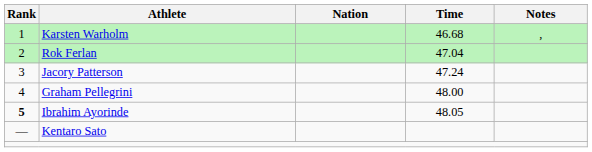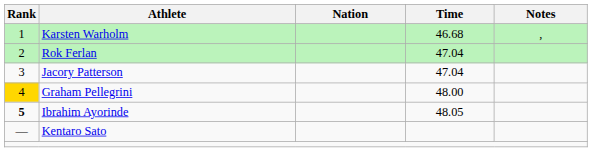(450, 72) 47.24 -> (450, 72) 47.04
(22, 92) no background -> (22, 92) gold background
